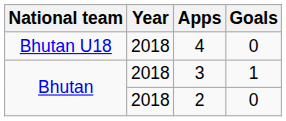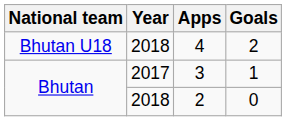(254, 45) 0 -> (254, 45) 2
(150, 73) 2018 -> (150, 73) 2017
